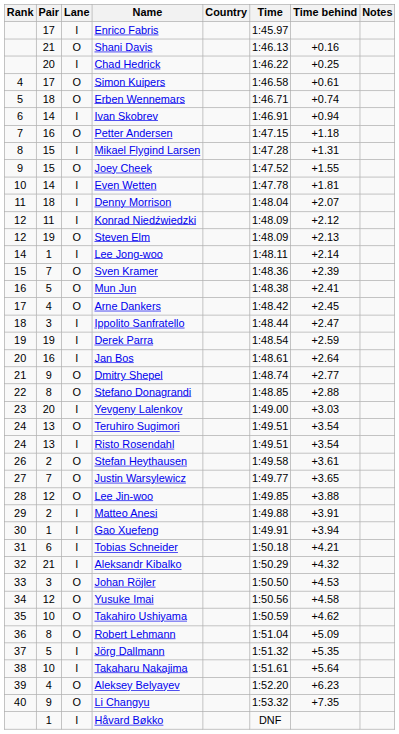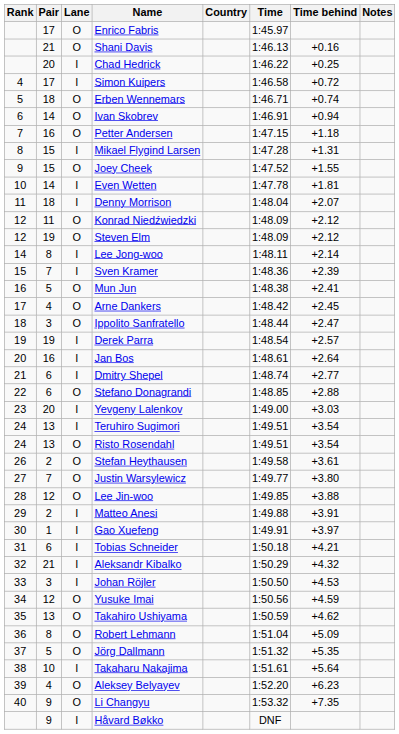(77, 30) I -> (77, 30) O
(77, 82) O -> (77, 82) I
(325, 82) +0.61 -> (325, 82) +0.72
(77, 116) I -> (77, 116) O
(77, 220) I -> (77, 220) O
(325, 237) +2.13 -> (325, 237) +2.12
(49, 254) 1 -> (49, 254) 8
(77, 271) O -> (77, 271) I
(77, 323) I -> (77, 323) O
(325, 340) +2.59 -> (325, 340) +2.57
(49, 375) 9 -> (49, 375) 6
(77, 375) O -> (77, 375) I
(49, 392) 8 -> (49, 392) 6
(77, 427) O -> (77, 427) I
(77, 444) I -> (77, 444) O
(325, 479) +3.65 -> (325, 479) +3.80
(325, 530) +3.94 -> (325, 530) +3.97
(77, 582) O -> (77, 582) I
(325, 599) +4.58 -> (325, 599) +4.59
(49, 617) 10 -> (49, 617) 13
(77, 651) I -> (77, 651) O
(49, 720) 1 -> (49, 720) 9
